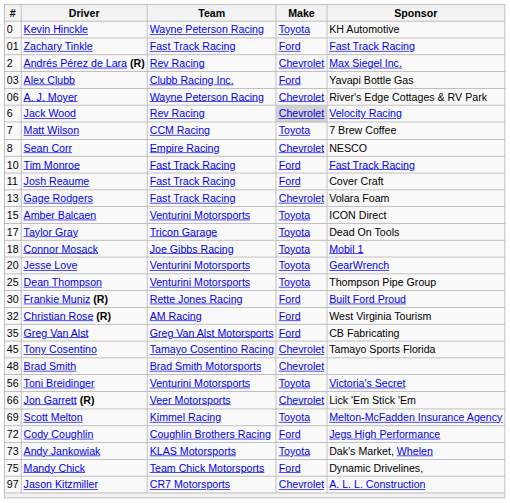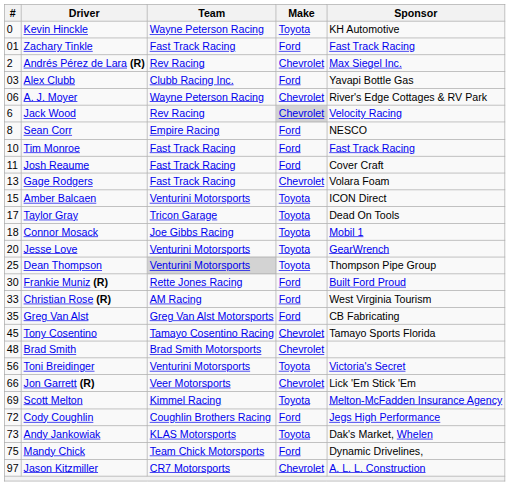- row: (51, 131)
(301, 148) Chevrolet -> (290, 131) Ford
(200, 282) no background -> (200, 266) lightgrey background
(13, 316) 32 -> (13, 299) 33
